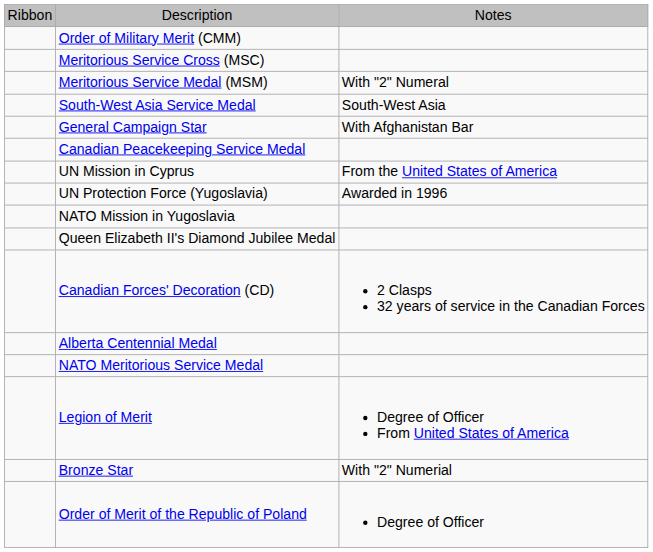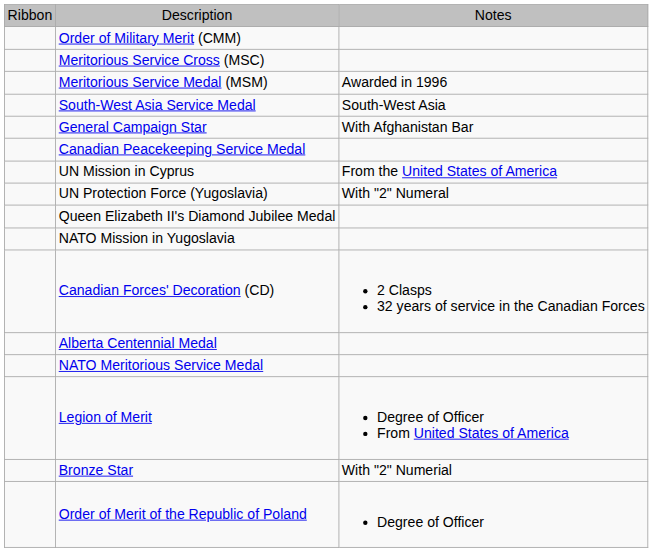(395, 82) With "2" Numeral -> (395, 82) Awarded in 1996
(395, 194) Awarded in 1996 -> (395, 194) With "2" Numeral
rows swapped: (147, 216) <-> (197, 238)
